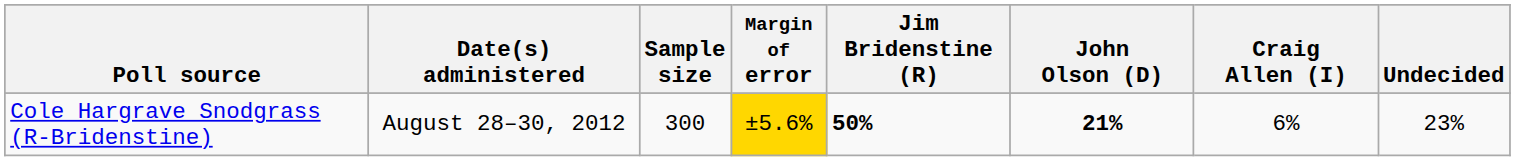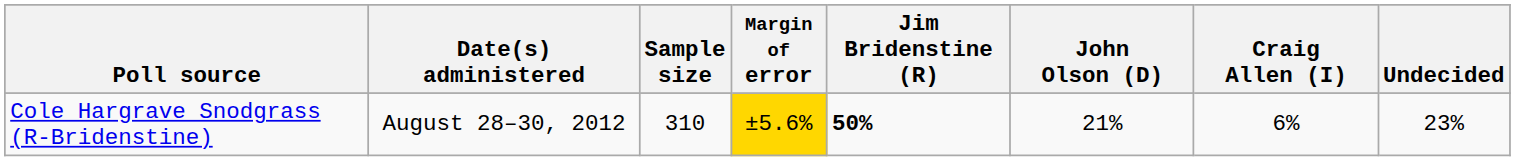(685, 125) 300 -> (685, 125) 310
(1102, 125) bold -> (1102, 125) normal
